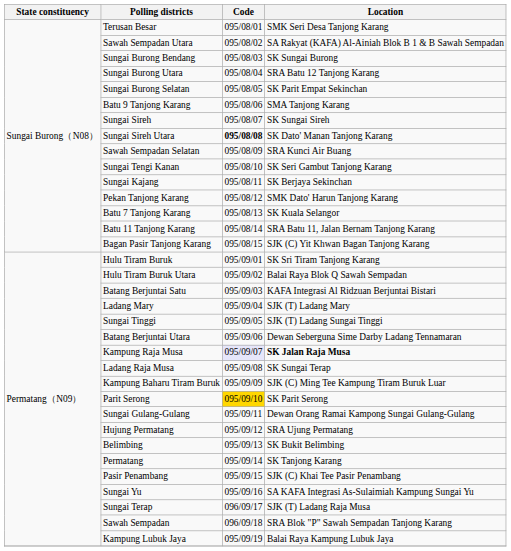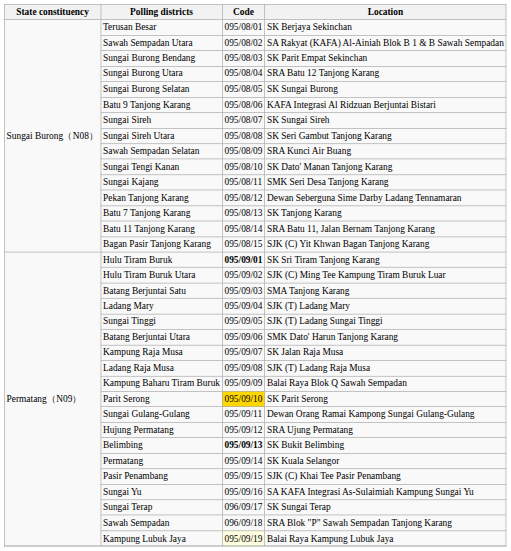(328, 27) SMK Seri Desa Tanjong Karang -> (309, 27) SK Berjaya Sekinchan
(302, 58) SK Sungai Burong -> (317, 58) SK Parit Empat Sekinchan
(317, 89) SK Parit Empat Sekinchan -> (302, 89) SK Sungai Burong
(308, 104) SMA Tanjong Karang -> (351, 104) KAFA Integrasi Al Ridzuan Berjuntai Bistari
(243, 135) bold -> (243, 135) normal
(330, 135) SK Dato' Manan Tanjong Karang -> (329, 135) SK Seri Gambut Tanjong Karang
(329, 166) SK Seri Gambut Tanjong Karang -> (330, 166) SK Dato' Manan Tanjong Karang
(309, 182) SK Berjaya Sekinchan -> (328, 182) SMK Seri Desa Tanjong Karang
(332, 197) SMK Dato' Harun Tanjong Karang -> (364, 197) Dewan Seberguna Sime Darby Ladang Tennamaran
(303, 213) SK Kuala Selangor -> (304, 213) SK Tanjong Karang
(243, 259) normal -> (243, 259) bold
(337, 275) Balai Raya Blok Q Sawah Sempadan -> (356, 275) SJK (C) Ming Tee Kampung Tiram Buruk Luar
(351, 290) KAFA Integrasi Al Ridzuan Berjuntai Bistari -> (308, 290) SMA Tanjong Karang
(364, 336) Dewan Seberguna Sime Darby Ladang Tennamaran -> (332, 336) SMK Dato' Harun Tanjong Karang
(243, 352) lavender background -> (243, 352) no background
(309, 352) bold -> (305, 352) normal
(299, 367) SK Sungai Terap -> (319, 367) SJK (T) Ladang Raja Musa
(356, 383) SJK (C) Ming Tee Kampung Tiram Buruk Luar -> (337, 383) Balai Raya Blok Q Sawah Sempadan
(243, 445) normal -> (243, 445) bold
(304, 460) SK Tanjong Karang -> (303, 460) SK Kuala Selangor
(319, 507) SJK (T) Ladang Raja Musa -> (299, 507) SK Sungai Terap
(243, 538) no background -> (243, 538) lightyellow background
